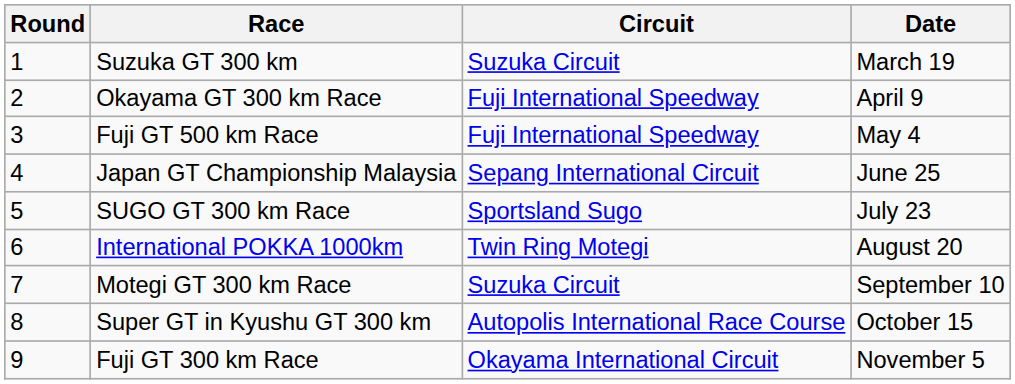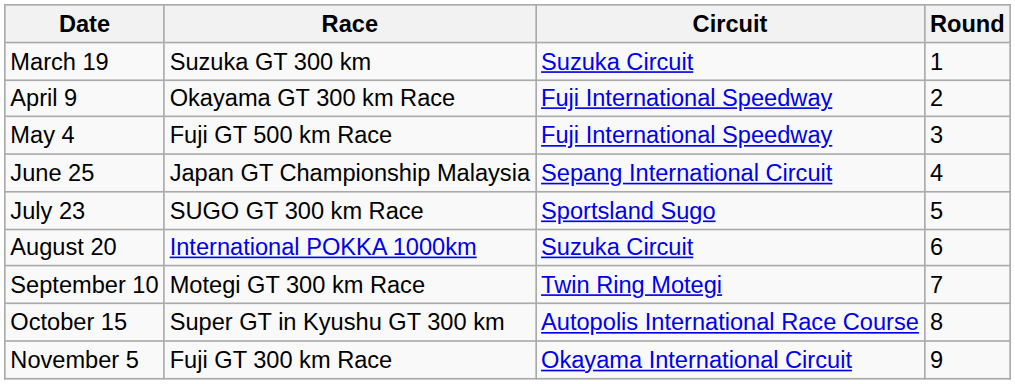columns swapped: (48, 24) <-> (931, 24)
(558, 248) Twin Ring Motegi -> (617, 248) Suzuka Circuit
(544, 285) Suzuka Circuit -> (632, 285) Twin Ring Motegi
